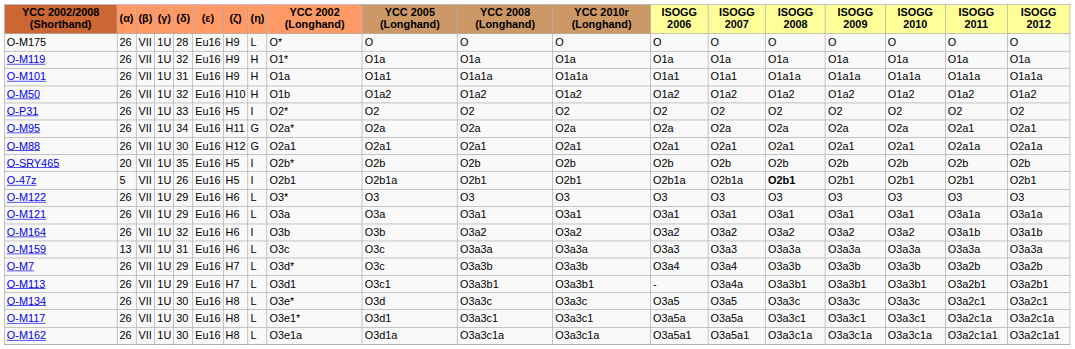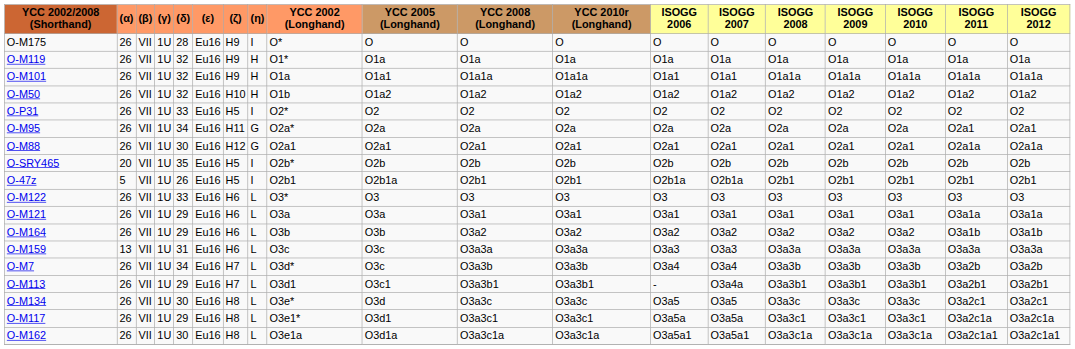(254, 42) L -> (252, 42) I
(182, 77) 31 -> (182, 77) 32
(782, 180) bold -> (781, 180) normal
(182, 197) 29 -> (182, 197) 33
(182, 232) 32 -> (182, 232) 29
(252, 232) I -> (254, 232) L
(182, 266) 29 -> (182, 266) 34
(182, 318) 30 -> (182, 318) 29
